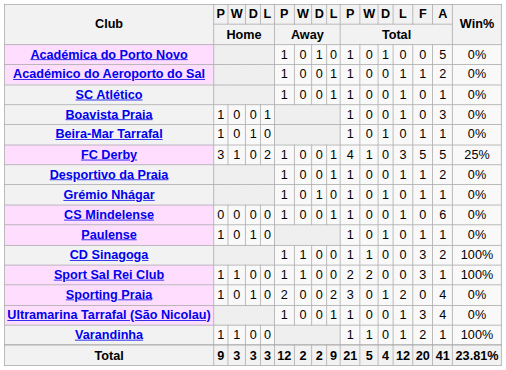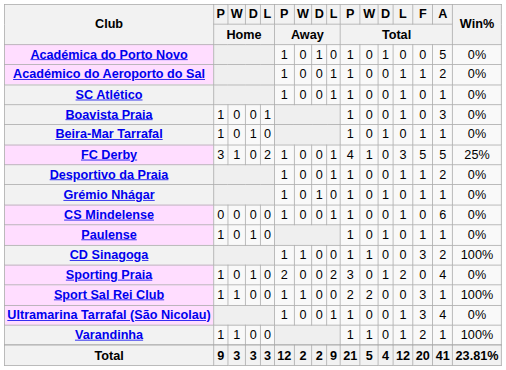rows swapped: (109, 275) <-> (109, 295)
